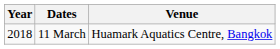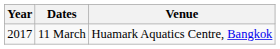(20, 34) 2018 -> (20, 34) 2017
